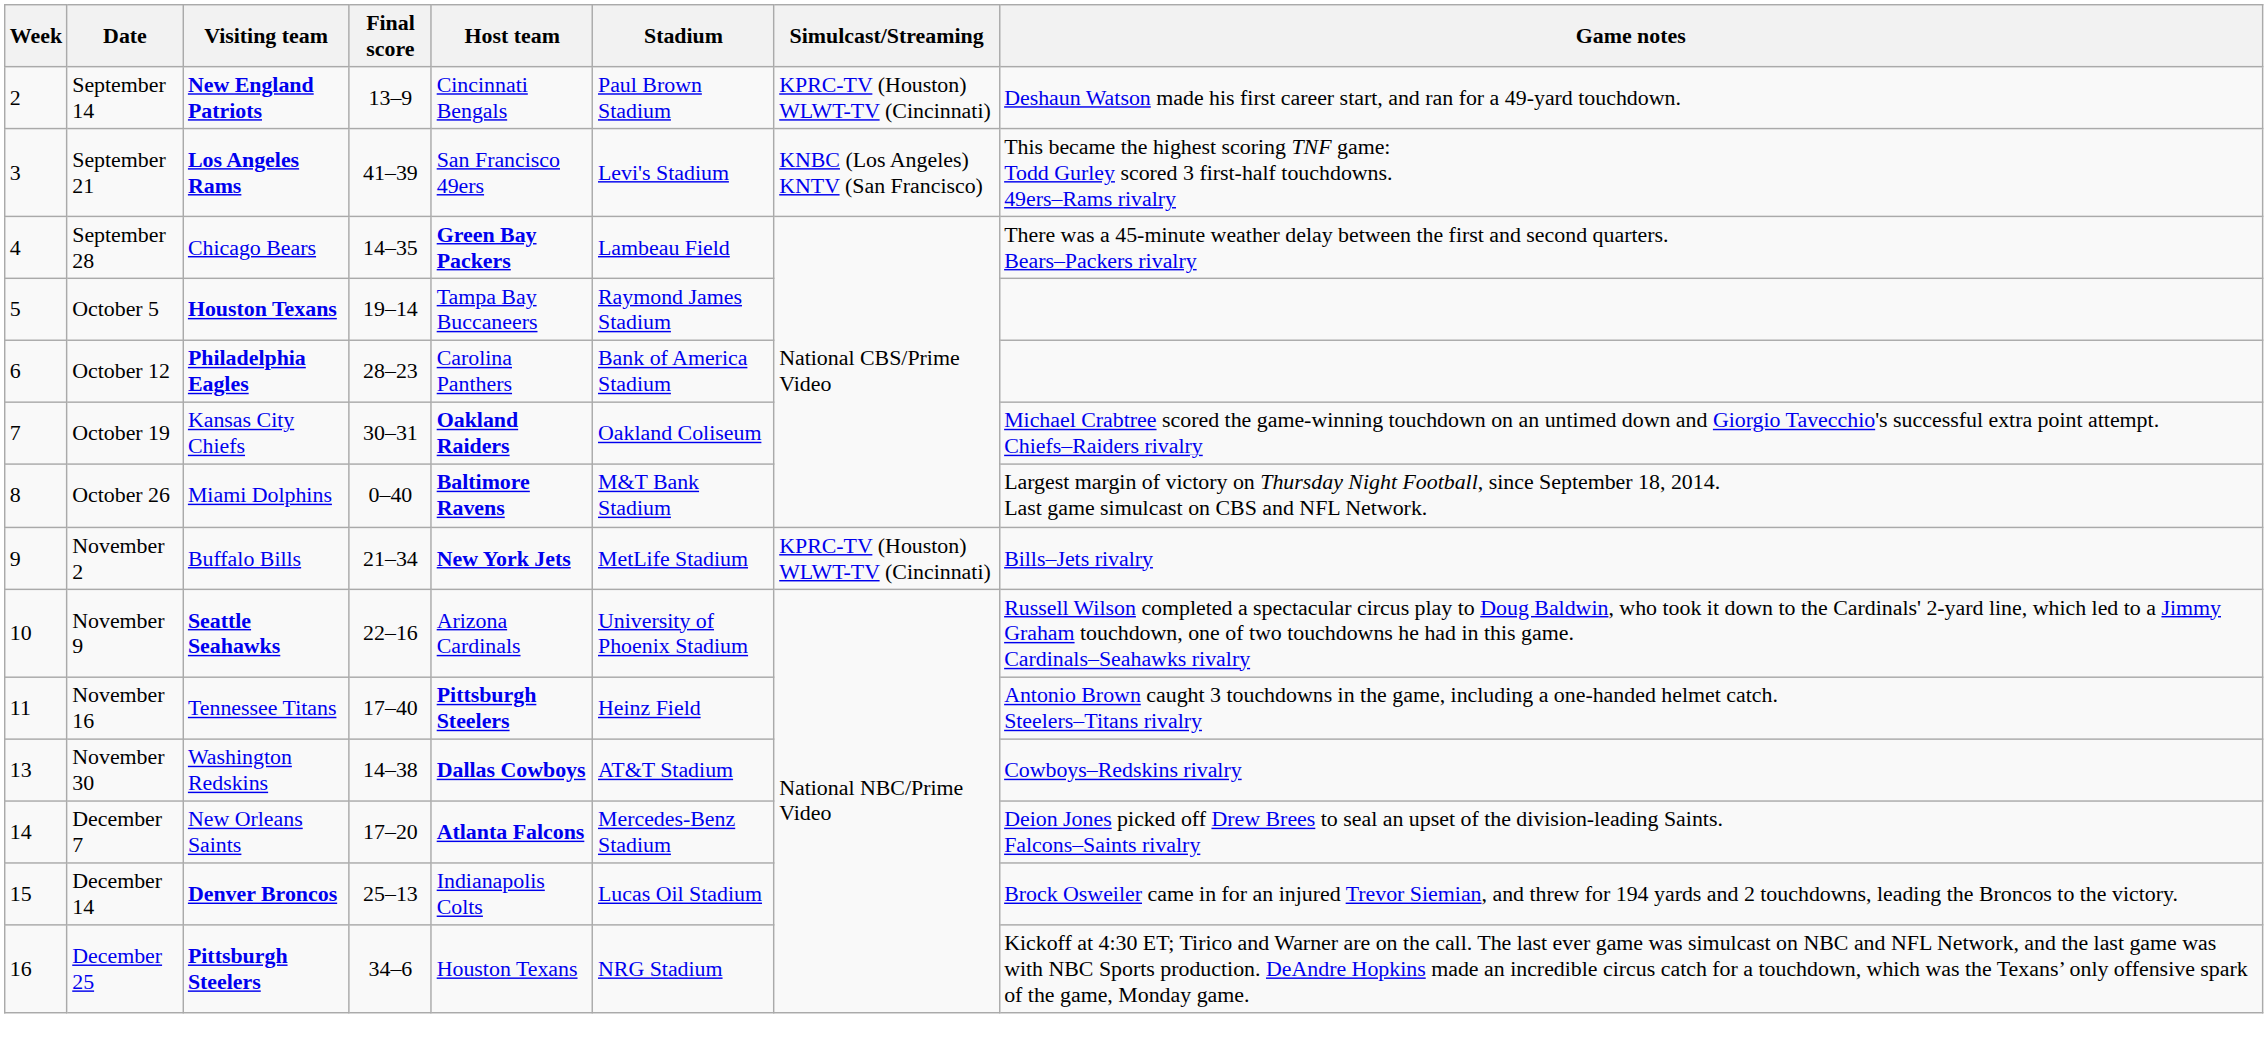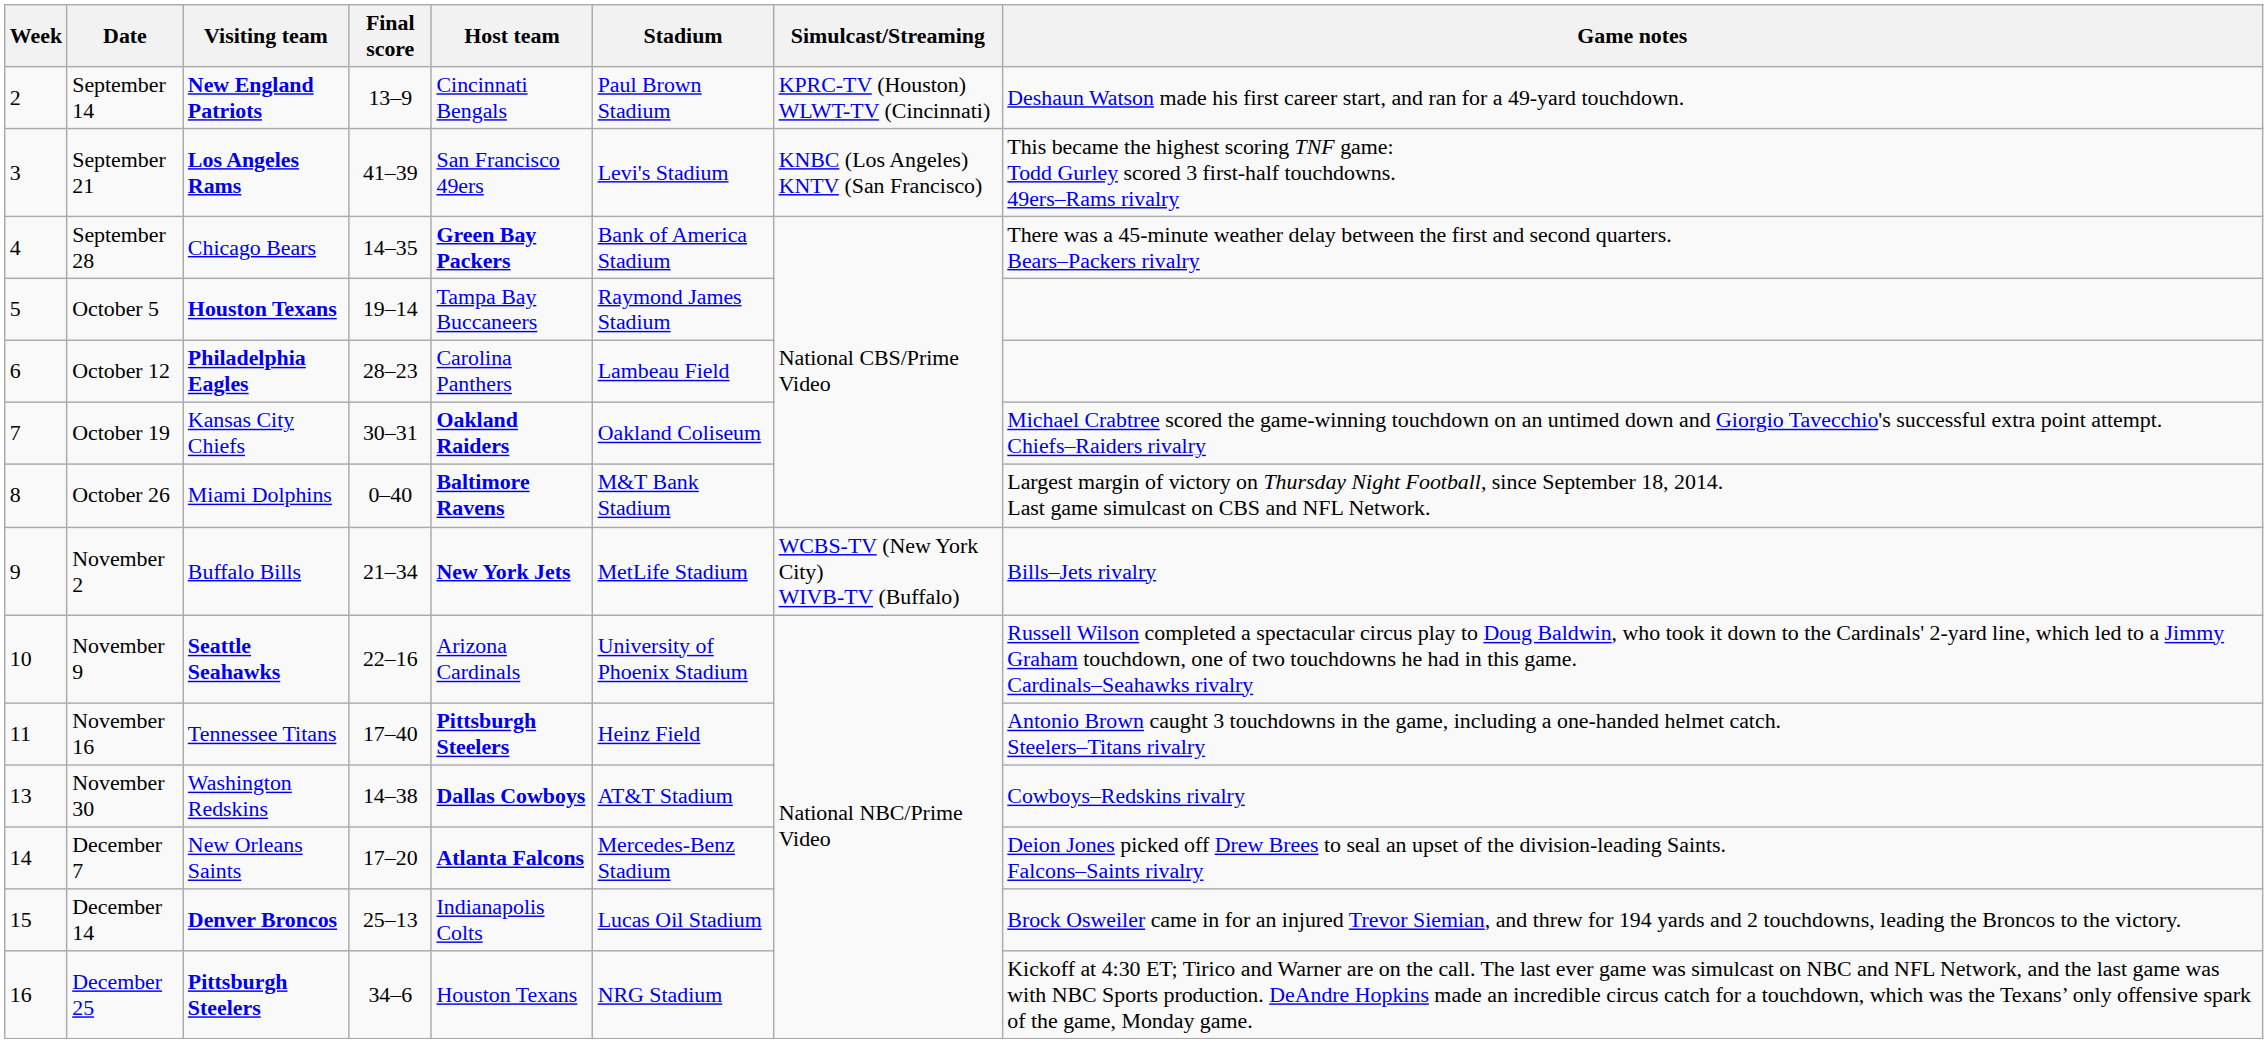(664, 247) Lambeau Field -> (672, 247) Bank of America Stadium
(673, 371) Bank of America Stadium -> (664, 371) Lambeau Field
(885, 557) KPRC-TV (Houston) WLWT-TV (Cincinnati) -> (878, 570) WCBS-TV (New York City) WIVB-TV (Buffalo)
